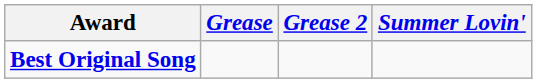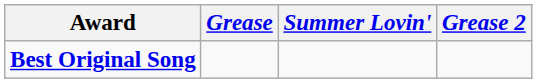columns swapped: (325, 22) <-> (452, 22)
